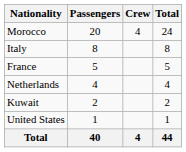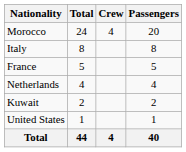columns swapped: (95, 13) <-> (167, 13)
